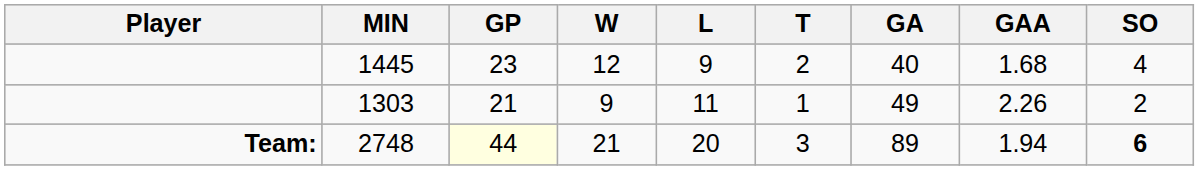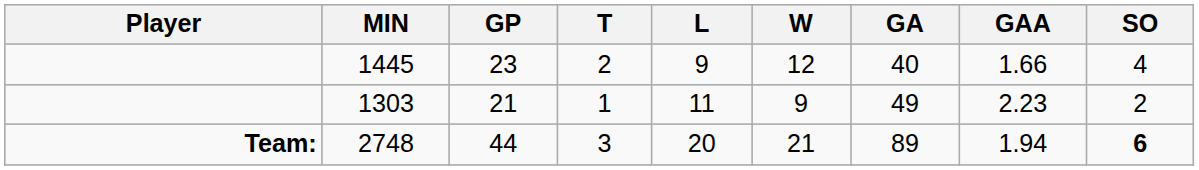columns swapped: (607, 24) <-> (803, 24)
(1023, 64) 1.68 -> (1023, 64) 1.66
(1023, 104) 2.26 -> (1023, 104) 2.23
(503, 143) lightyellow background -> (503, 143) no background
